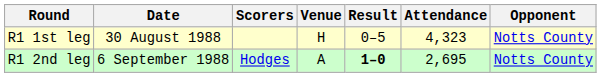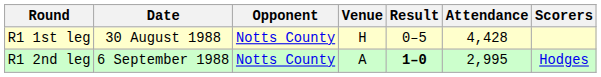columns swapped: (543, 16) <-> (265, 16)
(446, 38) 4,323 -> (487, 38) 4,428
(446, 61) 2,695 -> (487, 61) 2,995
